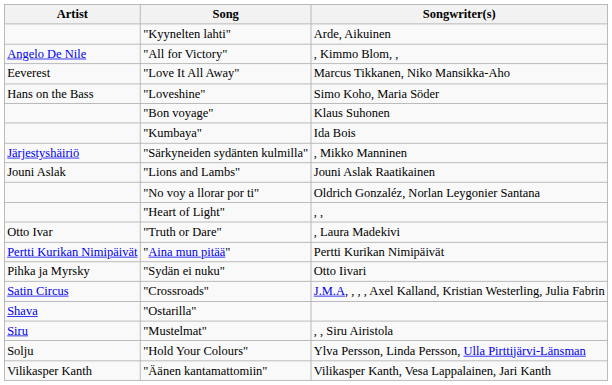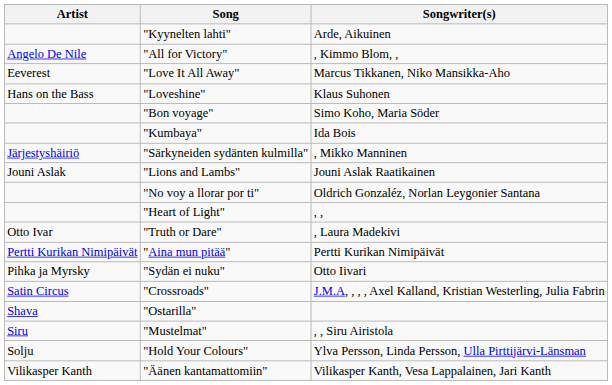(377, 93) Simo Koho, Maria Söder -> (352, 93) Klaus Suhonen
(352, 113) Klaus Suhonen -> (377, 113) Simo Koho, Maria Söder
